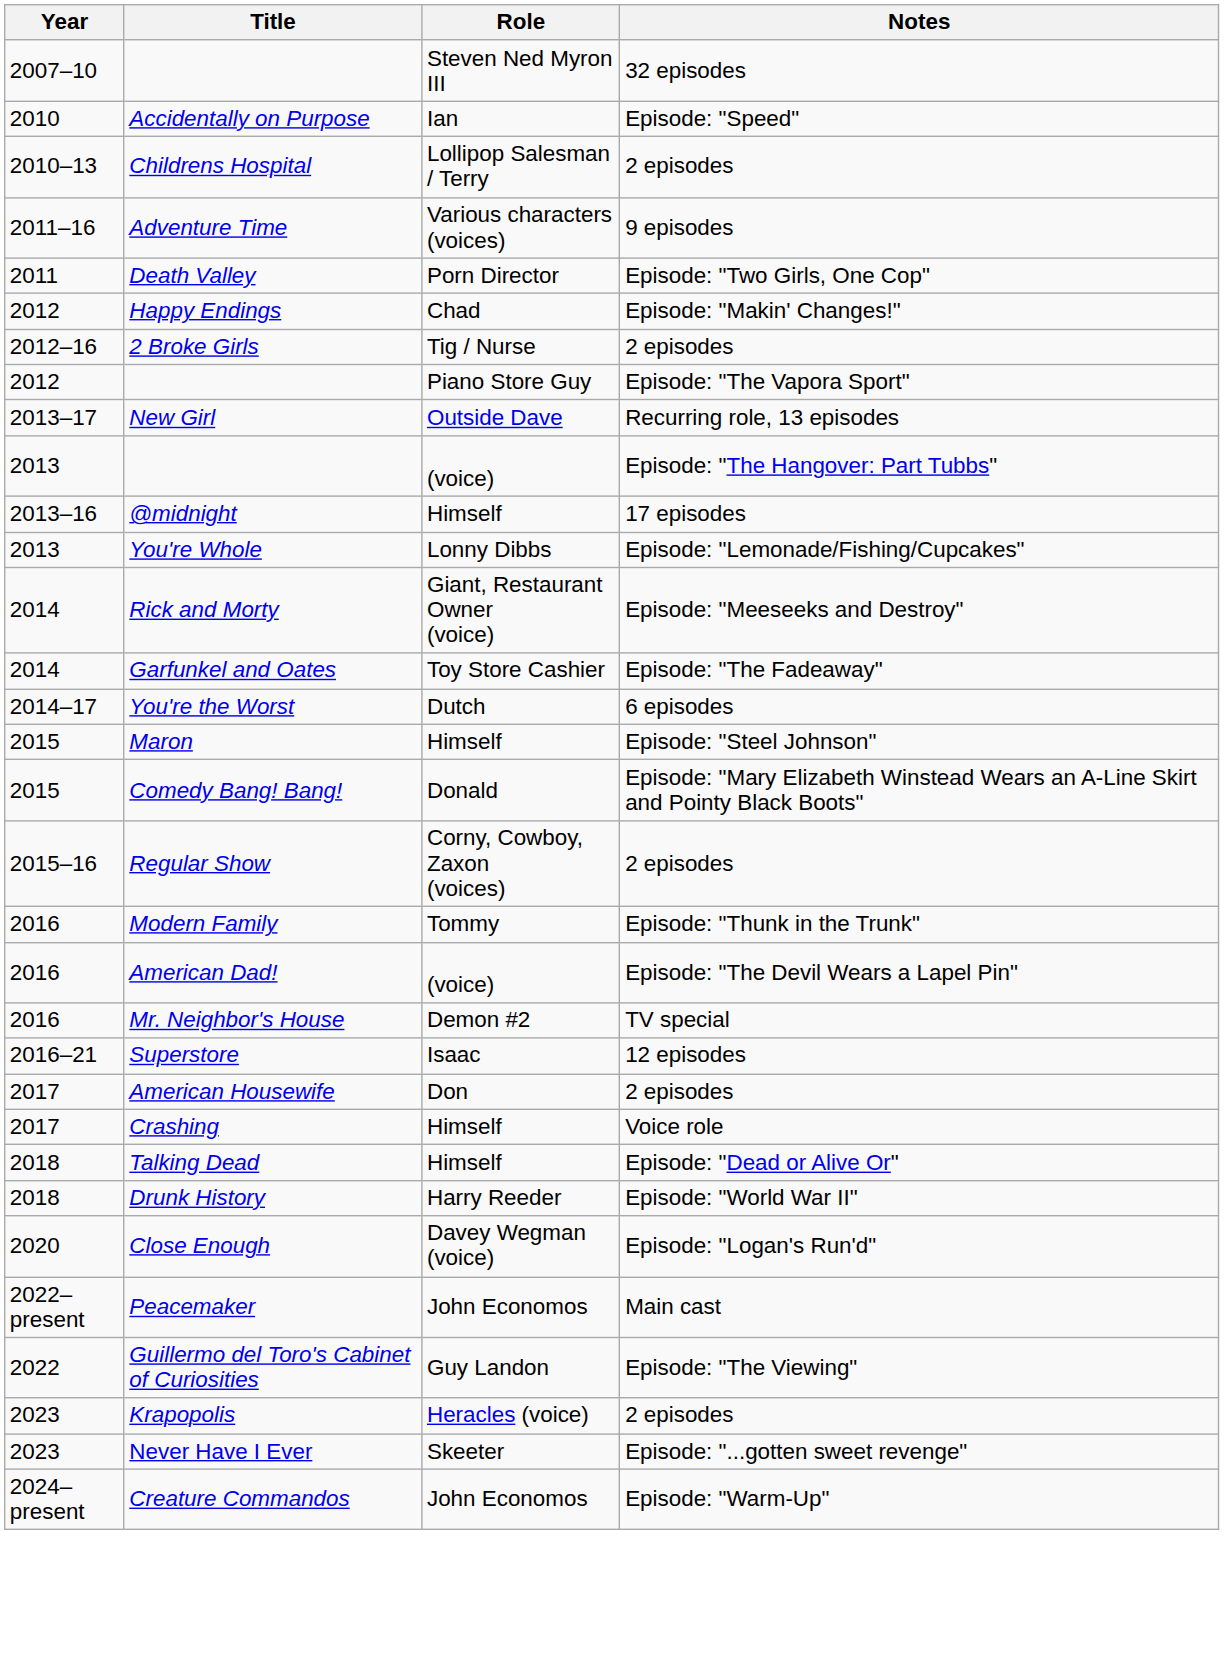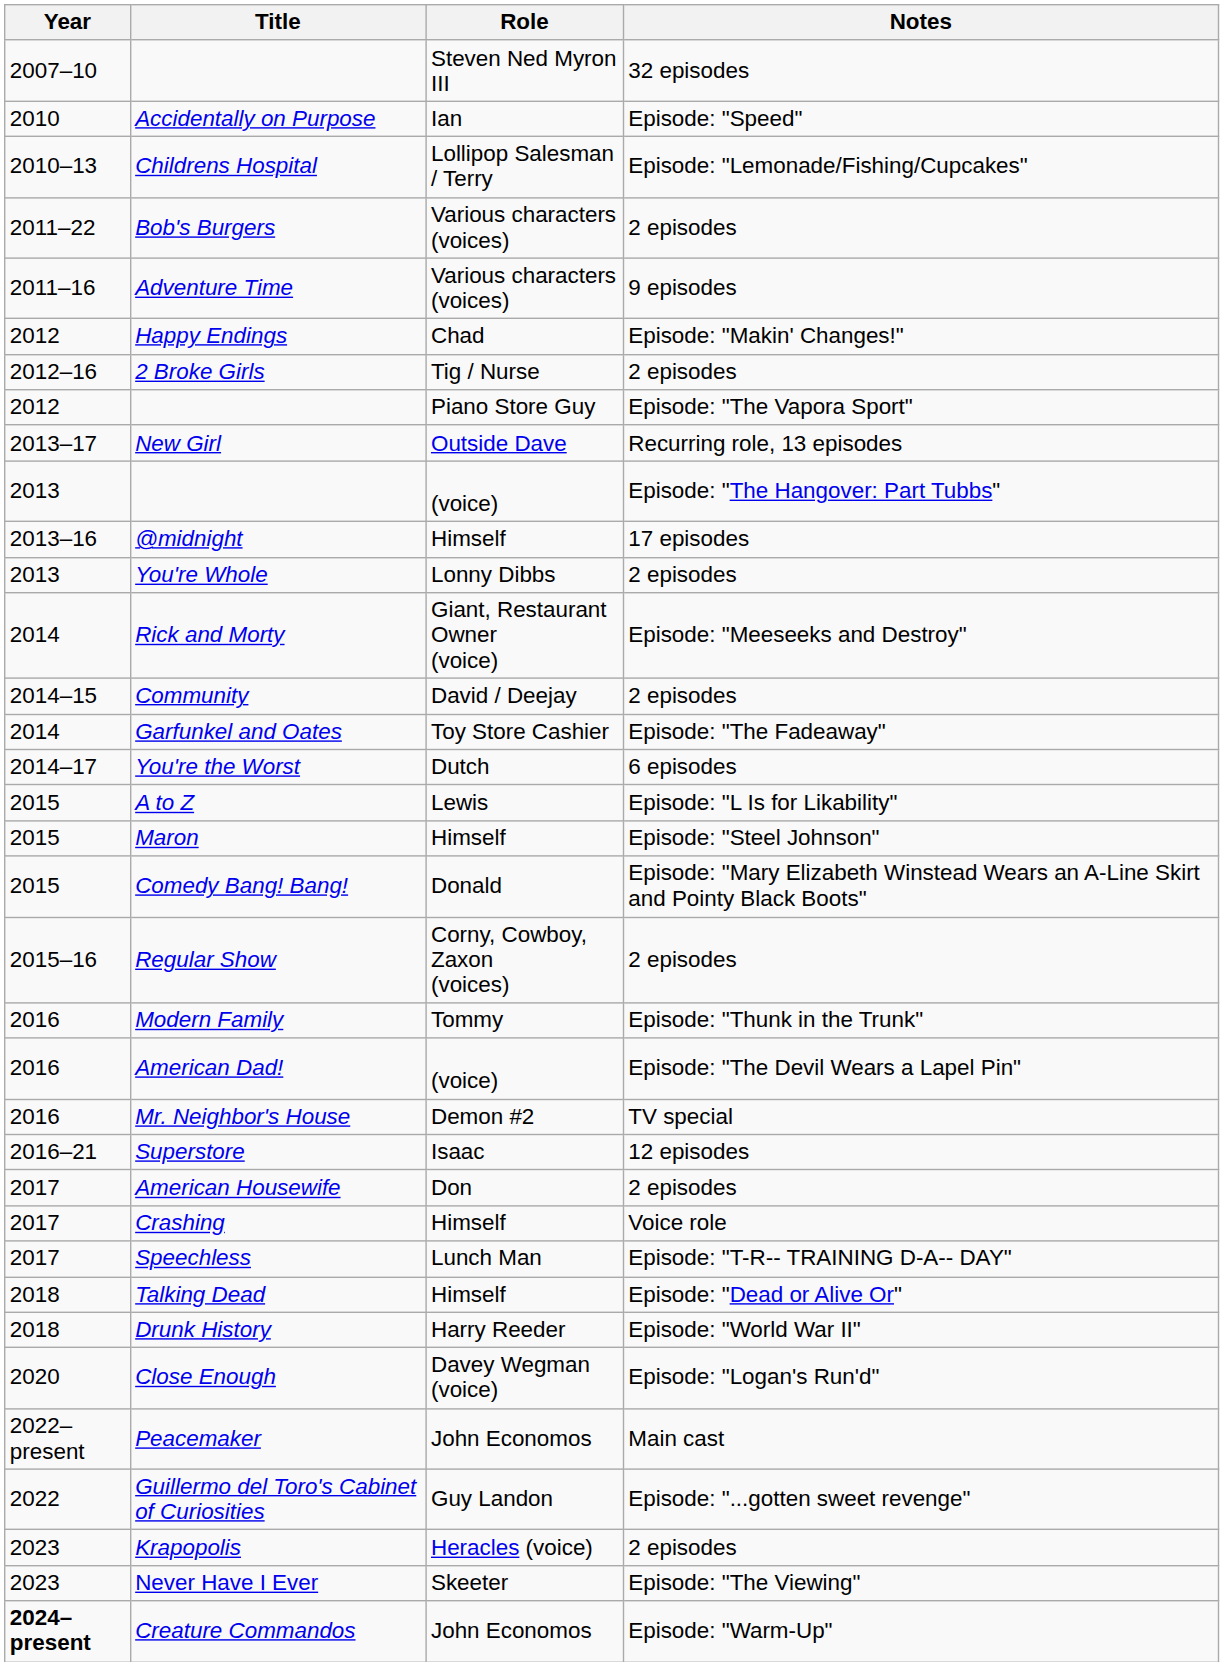(679, 166) 2 episodes -> (828, 166) Episode: "Lemonade/Fishing/Cupcakes"
+ row: (205, 227)
- row: (192, 275)
(825, 549) Episode: "Lemonade/Fishing/Cupcakes" -> (682, 574) 2 episodes
+ row: (192, 696)
+ row: (165, 802)
+ row: (193, 1258)
(741, 1367) Episode: "The Viewing" -> (799, 1499) Episode: "...gotten sweet revenge"
(796, 1451) Episode: "...gotten sweet revenge" -> (744, 1582) Episode: "The Viewing"
(47, 1499) normal -> (50, 1631) bold
